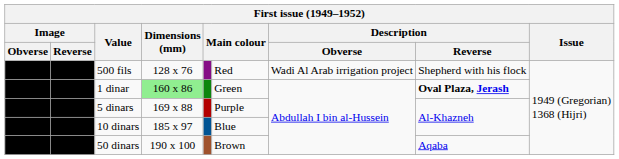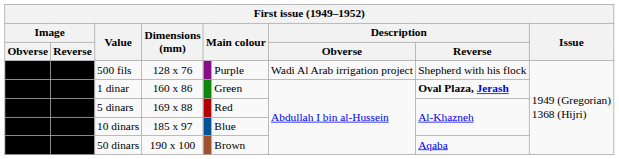(223, 70) Red -> (229, 70) Purple
(173, 88) lightgreen background -> (173, 88) no background
(229, 107) Purple -> (223, 107) Red
